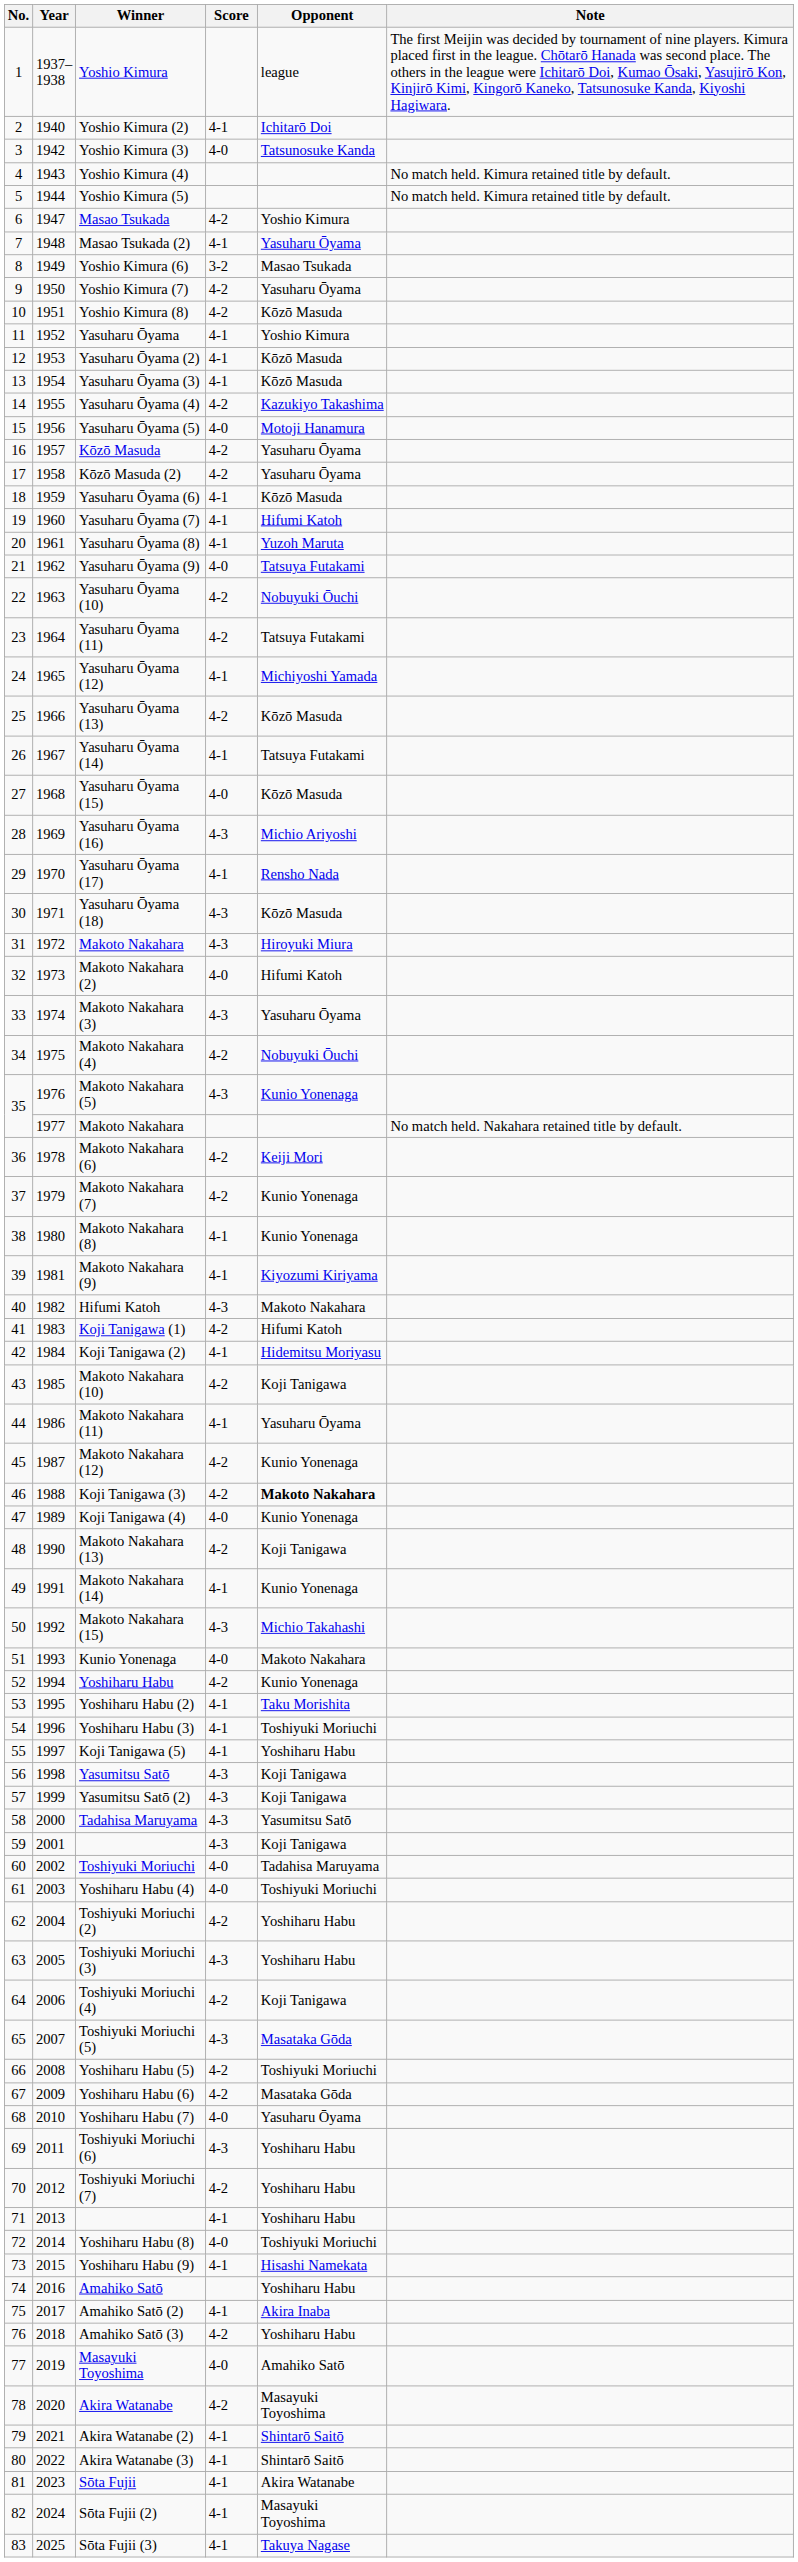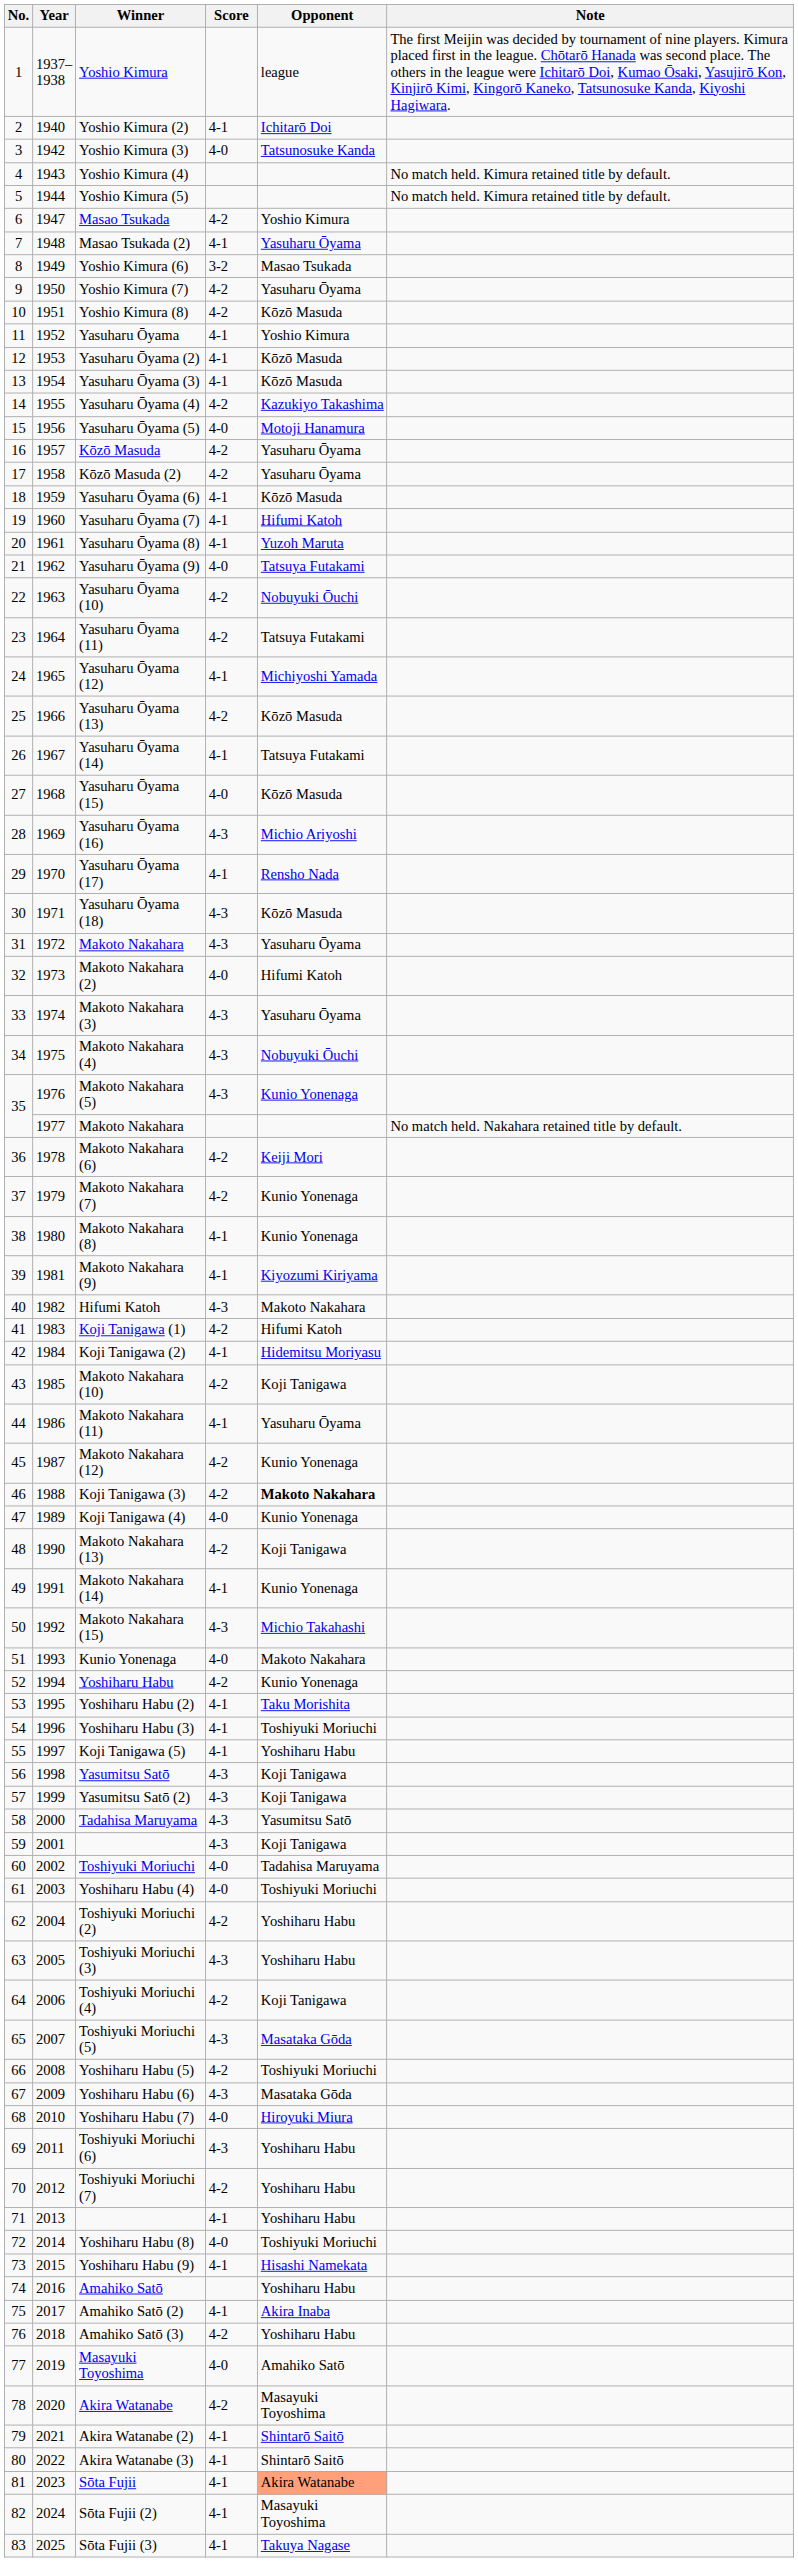(307, 944) Hiroyuki Miura -> (311, 944) Yasuharu Ōyama
(218, 1055) 4-2 -> (218, 1055) 4-3
(218, 2094) 4-2 -> (218, 2094) 4-3
(311, 2117) Yasuharu Ōyama -> (307, 2117) Hiroyuki Miura
(308, 2482) no background -> (308, 2482) lightsalmon background
